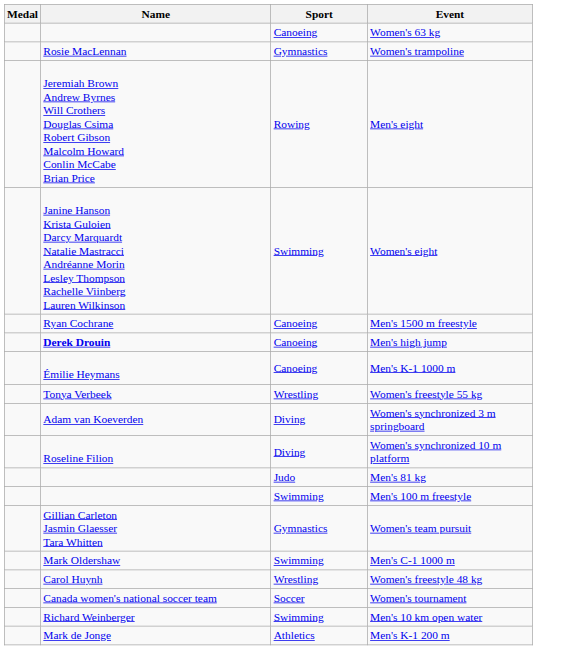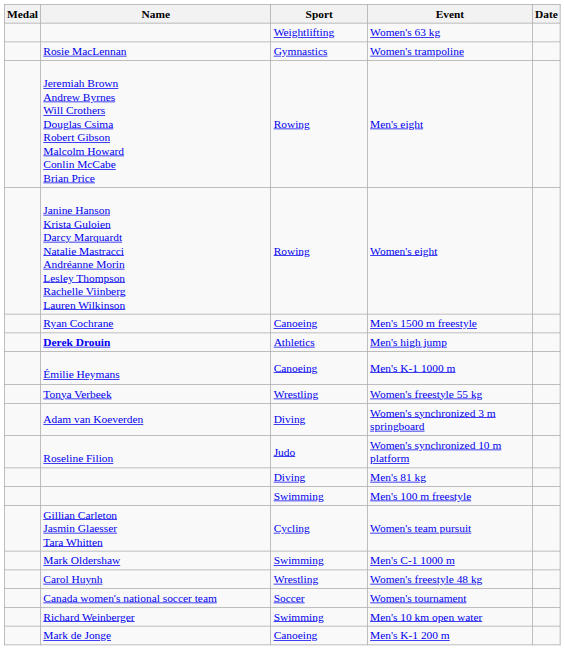+ column: (546, 14)
(295, 32) Canoeing -> (304, 32) Weightlifting
(299, 251) Swimming -> (292, 251) Rowing
(295, 342) Canoeing -> (294, 342) Athletics
(289, 451) Diving -> (284, 451) Judo
(284, 477) Judo -> (289, 477) Diving
(301, 528) Gymnastics -> (292, 528) Cycling
(294, 635) Athletics -> (295, 635) Canoeing
